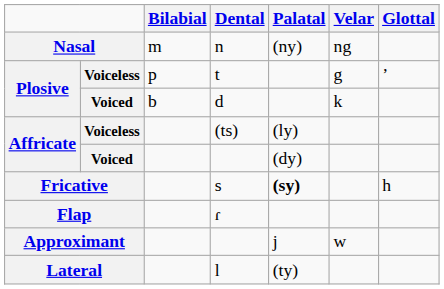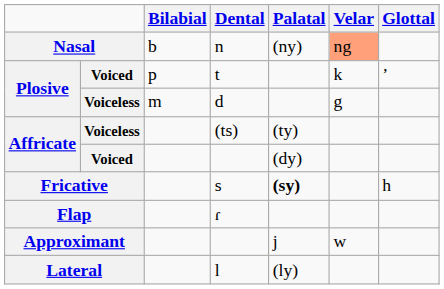(155, 46) m -> (152, 46) b
(342, 46) no background -> (342, 46) lightsalmon background
(112, 75) Voiceless -> (112, 75) Voiced
(338, 74) g -> (338, 74) k
(112, 103) Voiced -> (112, 103) Voiceless
(152, 102) b -> (155, 102) m
(338, 102) k -> (338, 102) g
(285, 130) (ly) -> (285, 130) (ty)
(285, 269) (ty) -> (285, 269) (ly)
